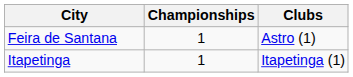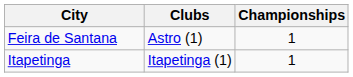columns swapped: (201, 15) <-> (303, 15)
